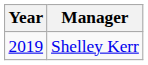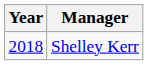(26, 45) 2019 -> (26, 45) 2018
